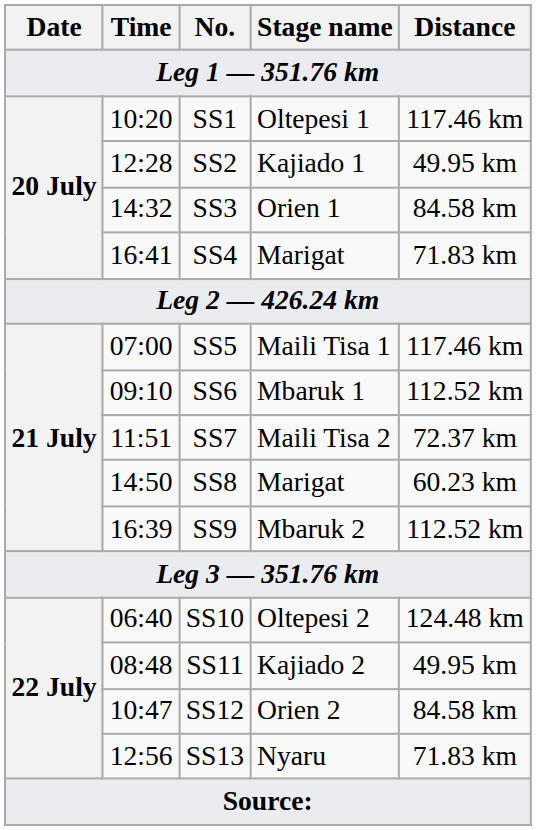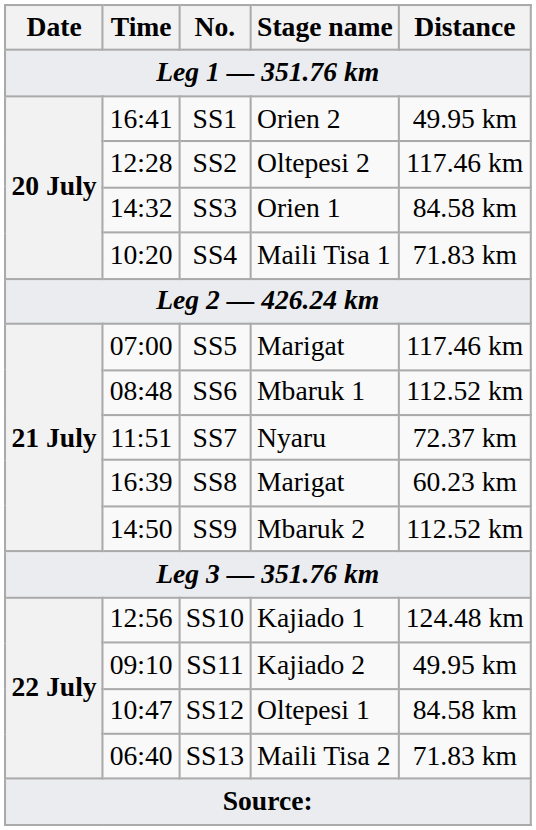(141, 117) 10:20 -> (141, 117) 16:41
(313, 117) Oltepesi 1 -> (299, 117) Orien 2
(465, 117) 117.46 km -> (465, 117) 49.95 km
(311, 163) Kajiado 1 -> (313, 163) Oltepesi 2
(465, 163) 49.95 km -> (465, 163) 117.46 km
(141, 254) 16:41 -> (141, 254) 10:20
(301, 254) Marigat -> (324, 254) Maili Tisa 1
(324, 345) Maili Tisa 1 -> (301, 345) Marigat
(141, 391) 09:10 -> (141, 391) 08:48
(324, 436) Maili Tisa 2 -> (292, 436) Nyaru
(141, 482) 14:50 -> (141, 482) 16:39
(141, 527) 16:39 -> (141, 527) 14:50
(141, 618) 06:40 -> (141, 618) 12:56
(313, 618) Oltepesi 2 -> (311, 618) Kajiado 1
(141, 664) 08:48 -> (141, 664) 09:10
(299, 710) Orien 2 -> (313, 710) Oltepesi 1
(141, 755) 12:56 -> (141, 755) 06:40
(292, 755) Nyaru -> (324, 755) Maili Tisa 2
